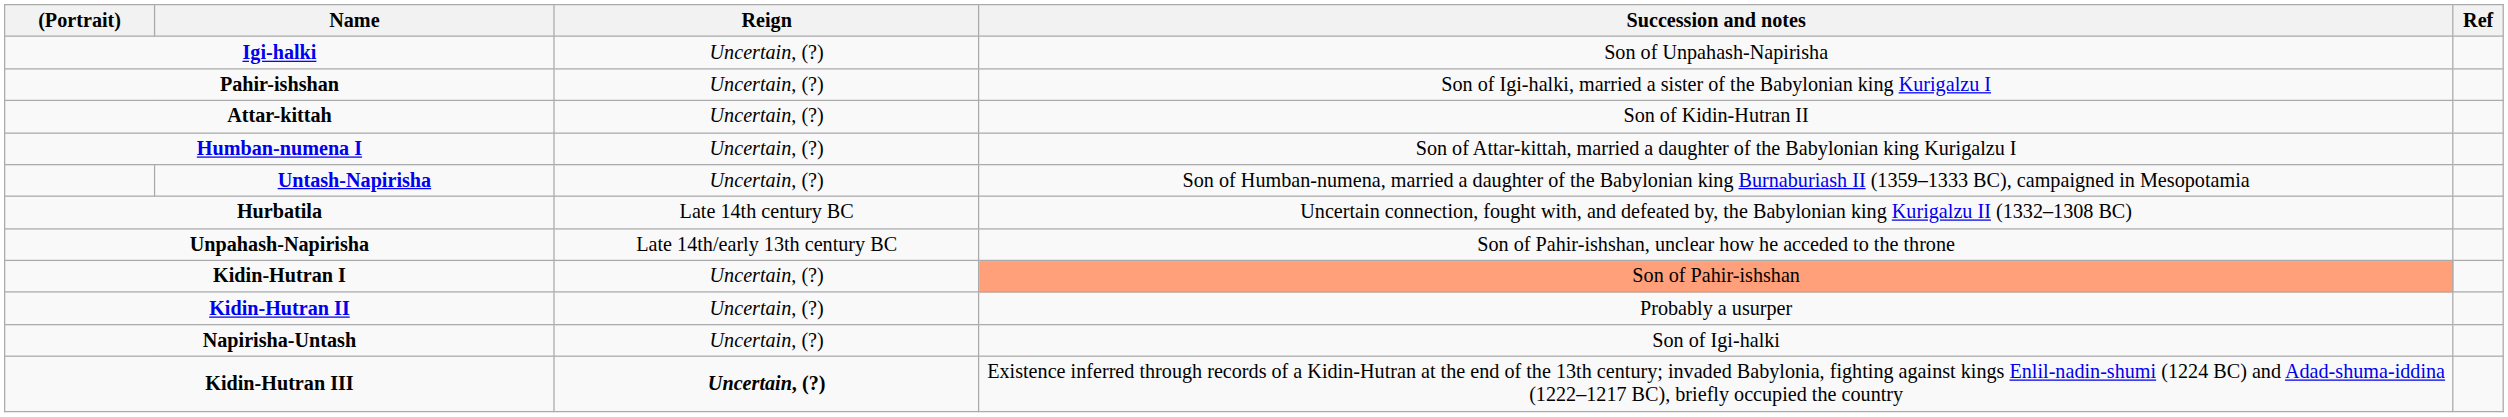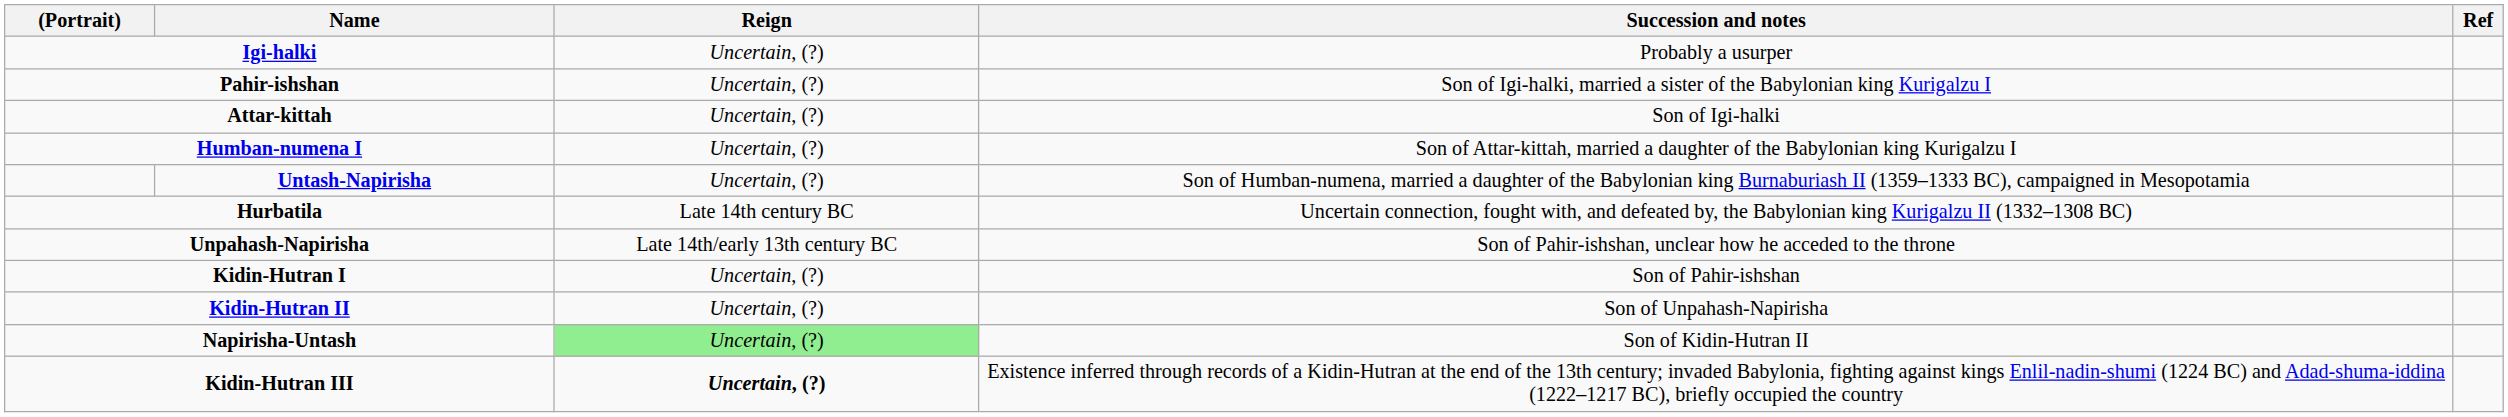(1716, 52) Son of Unpahash-Napirisha -> (1716, 52) Probably a usurper
(1716, 116) Son of Kidin-Hutran II -> (1716, 116) Son of Igi-halki
(1716, 276) lightsalmon background -> (1716, 276) no background
(1716, 308) Probably a usurper -> (1716, 308) Son of Unpahash-Napirisha
(767, 340) no background -> (767, 340) lightgreen background
(1716, 340) Son of Igi-halki -> (1716, 340) Son of Kidin-Hutran II
